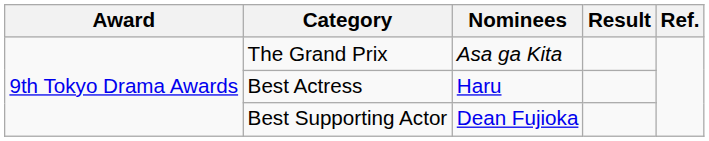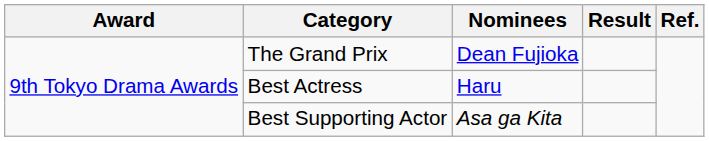(510, 53) Asa ga Kita -> (518, 53) Dean Fujioka
(518, 119) Dean Fujioka -> (510, 119) Asa ga Kita
